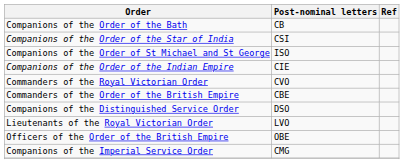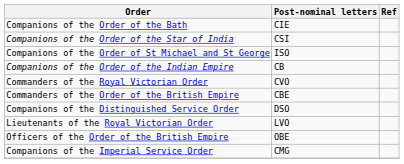(279, 25) CB -> (282, 25) CIE
(282, 67) CIE -> (279, 67) CB
